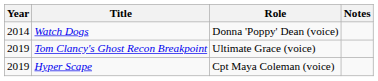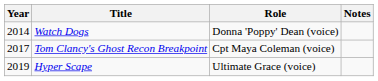(18, 48) 2019 -> (18, 48) 2017
(264, 48) Ultimate Grace (voice) -> (273, 48) Cpt Maya Coleman (voice)
(273, 66) Cpt Maya Coleman (voice) -> (264, 66) Ultimate Grace (voice)
